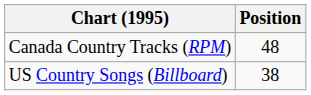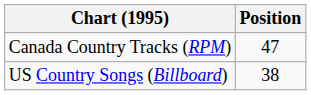(270, 47) 48 -> (270, 47) 47
